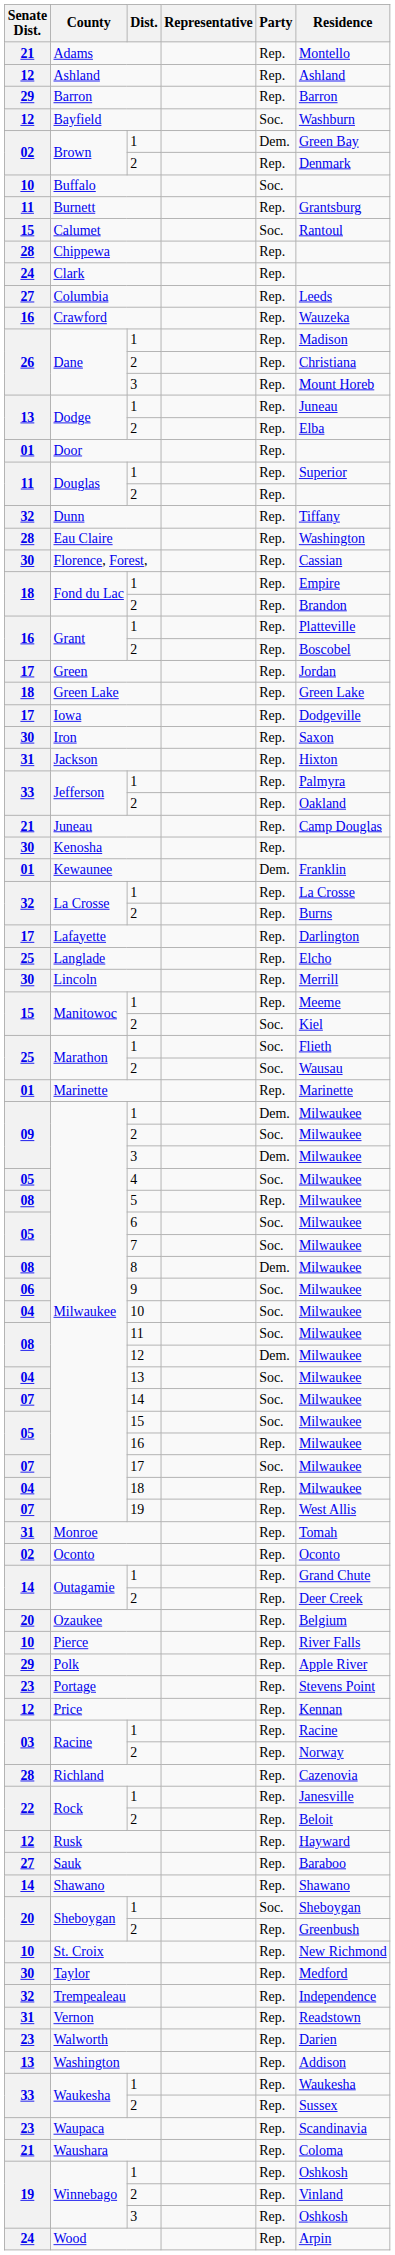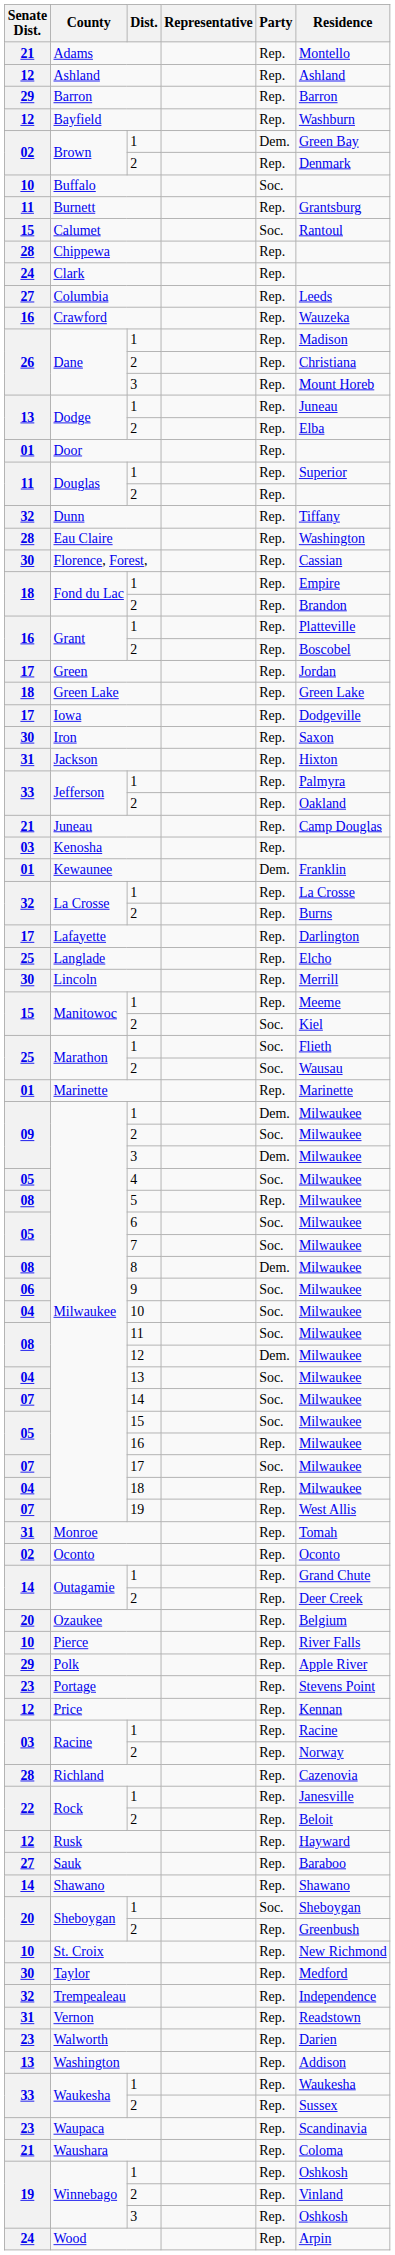(271, 119) Soc. -> (272, 119) Rep.
(27, 848) 30 -> (27, 848) 03
